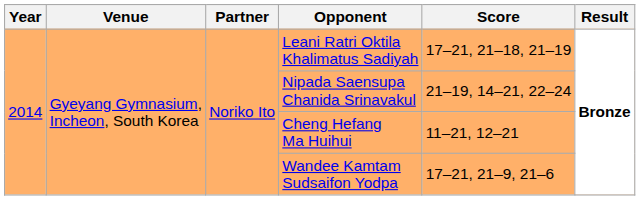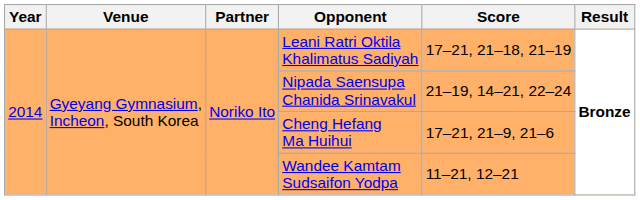(472, 133) 11–21, 12–21 -> (490, 133) 17–21, 21–9, 21–6
(490, 174) 17–21, 21–9, 21–6 -> (472, 174) 11–21, 12–21
